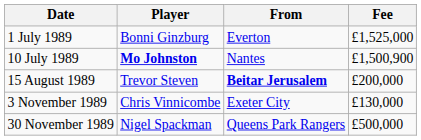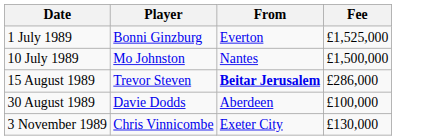(159, 59) bold -> (149, 59) normal
(382, 59) £1,500,900 -> (357, 59) £1,500,000
(377, 80) £200,000 -> (352, 80) £286,000
+ row: (51, 102)
- row: (61, 124)
